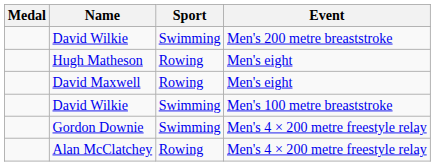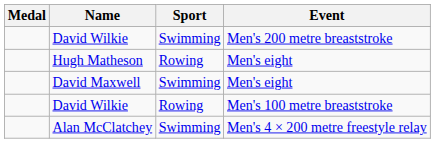(181, 82) Rowing -> (190, 82) Swimming
(190, 104) Swimming -> (181, 104) Rowing
- row: (98, 127)
(181, 149) Rowing -> (190, 127) Swimming
